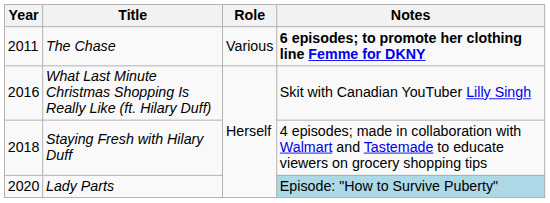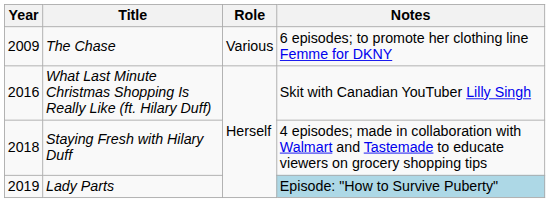(23, 46) 2011 -> (24, 46) 2009
(401, 46) bold -> (404, 46) normal
(24, 186) 2020 -> (24, 186) 2019
